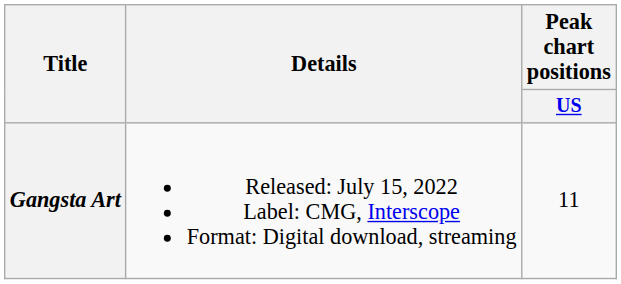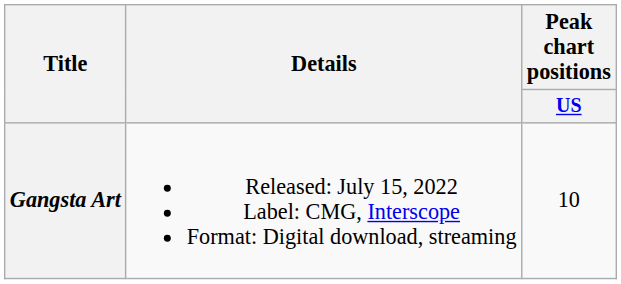(569, 200) 11 -> (569, 200) 10
